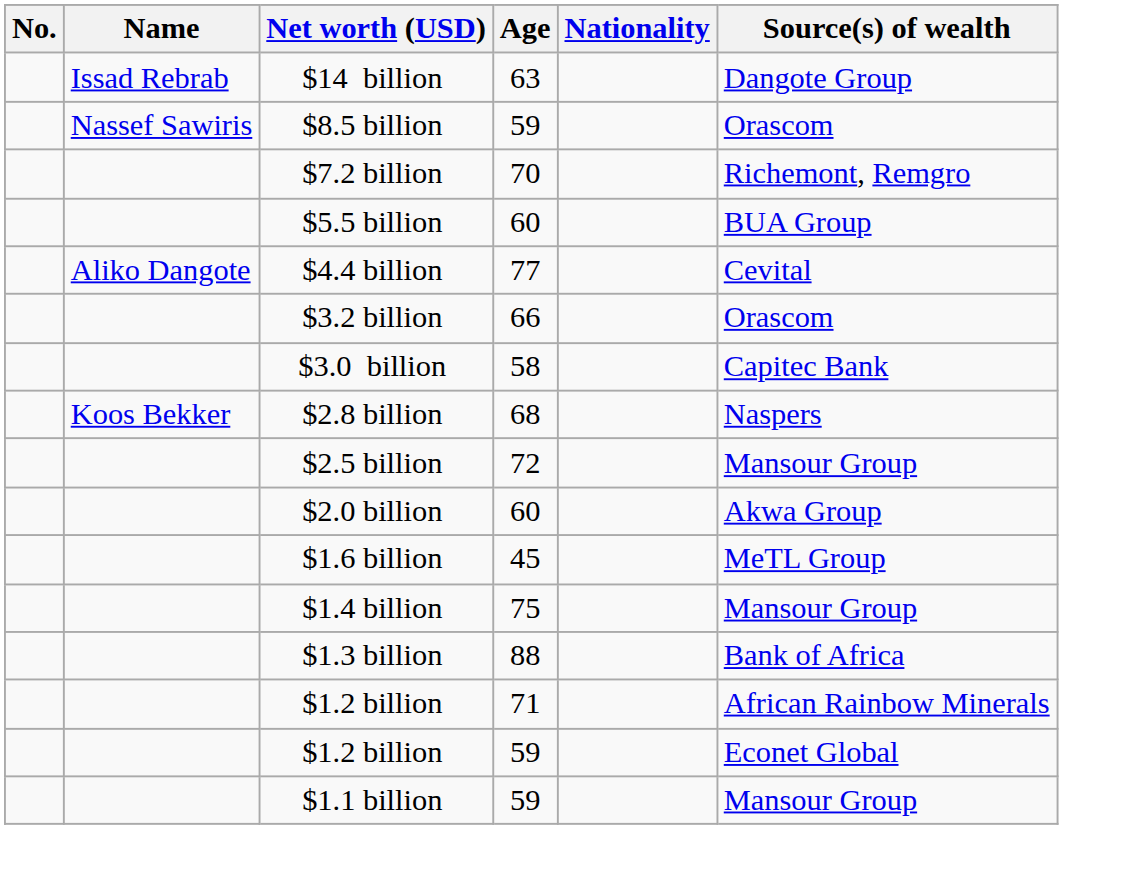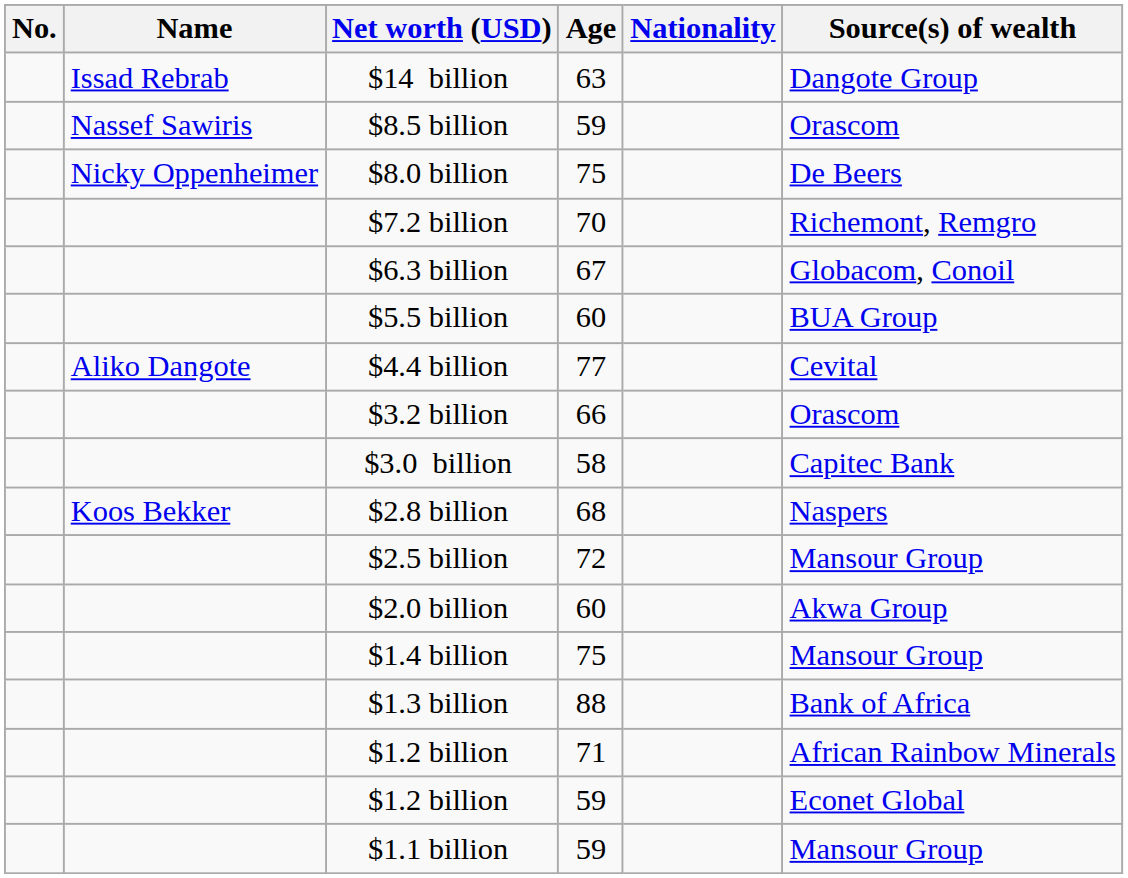+ row: (442, 173)
+ row: (442, 269)
- row: (376, 558)
